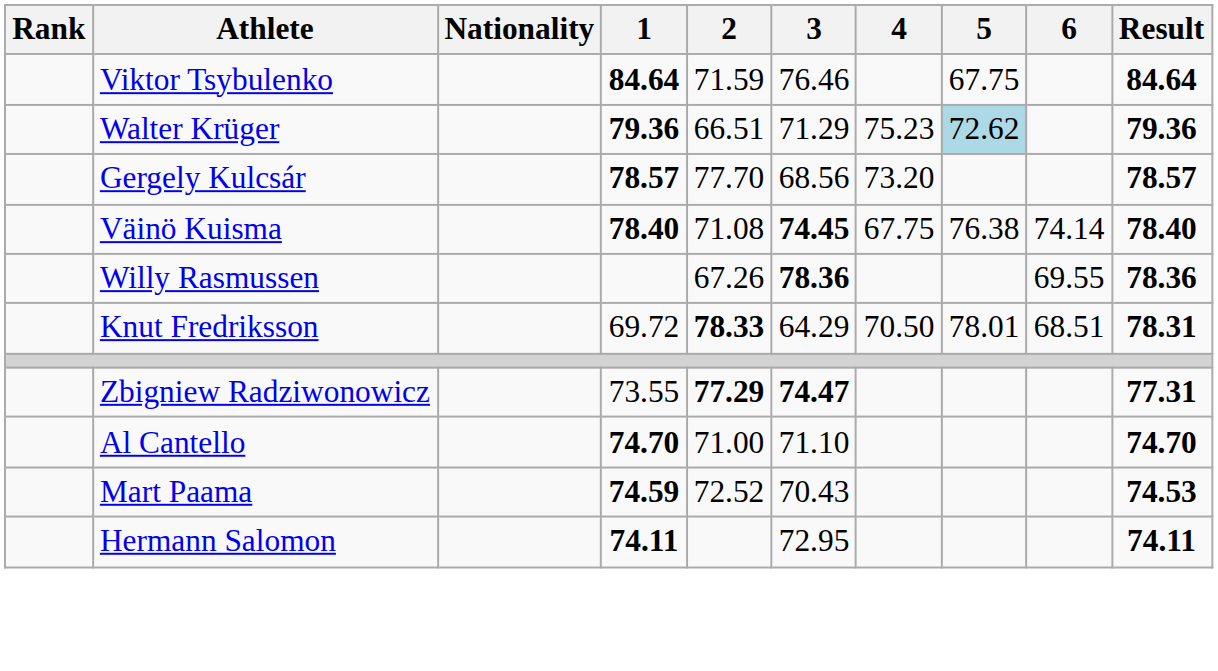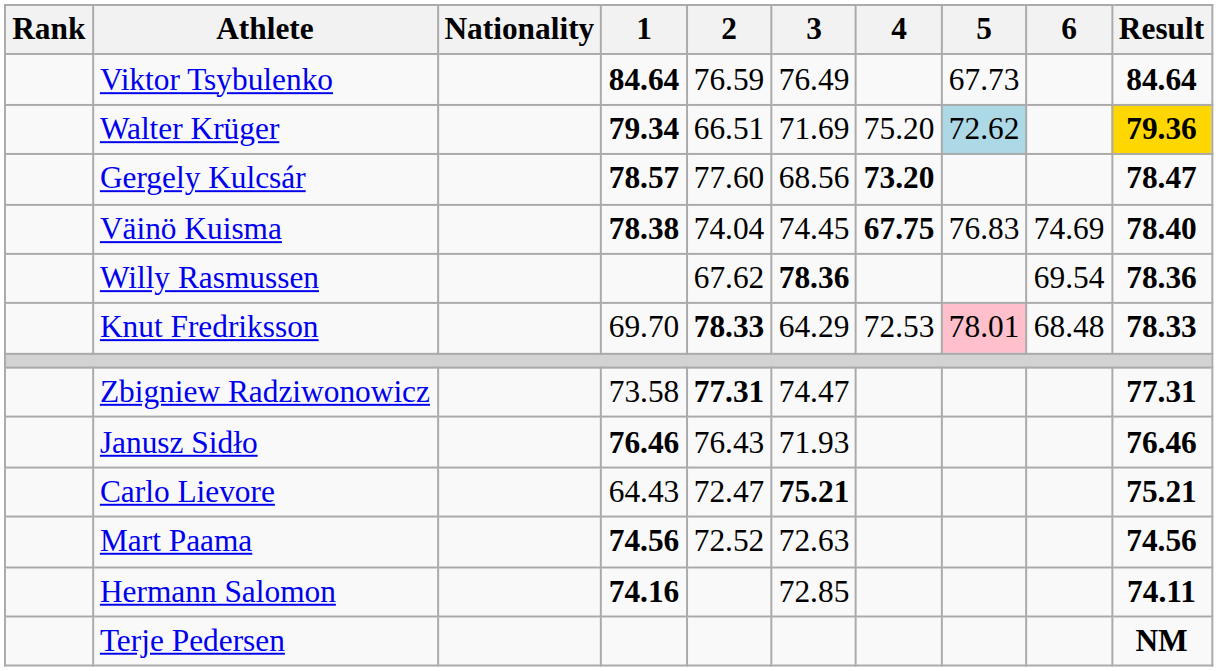(729, 79) 71.59 -> (729, 79) 76.59
(814, 79) 76.46 -> (814, 79) 76.49
(984, 79) 67.75 -> (984, 79) 67.73
(644, 128) 79.36 -> (644, 128) 79.34
(814, 128) 71.29 -> (814, 128) 71.69
(899, 128) 75.23 -> (899, 128) 75.20
(1162, 128) no background -> (1162, 128) gold background
(729, 178) 77.70 -> (729, 178) 77.60
(899, 178) normal -> (899, 178) bold
(1162, 178) 78.57 -> (1162, 178) 78.47
(644, 228) 78.40 -> (644, 228) 78.38
(729, 228) 71.08 -> (729, 228) 74.04
(814, 228) bold -> (814, 228) normal
(899, 228) normal -> (899, 228) bold
(984, 228) 76.38 -> (984, 228) 76.83
(1069, 228) 74.14 -> (1069, 228) 74.69
(729, 278) 67.26 -> (729, 278) 67.62
(1069, 278) 69.55 -> (1069, 278) 69.54
(644, 327) 69.72 -> (644, 327) 69.70
(899, 327) 70.50 -> (899, 327) 72.53
(984, 327) no background -> (984, 327) pink background
(1069, 327) 68.51 -> (1069, 327) 68.48
(1162, 327) 78.31 -> (1162, 327) 78.33
(644, 391) 73.55 -> (644, 391) 73.58
(729, 391) 77.29 -> (729, 391) 77.31
(814, 391) bold -> (814, 391) normal
+ row: (179, 441)
+ row: (187, 491)
- row: (173, 441)
(644, 491) 74.59 -> (644, 541) 74.56
(814, 491) 70.43 -> (814, 541) 72.63
(1162, 491) 74.53 -> (1162, 541) 74.56
(644, 541) 74.11 -> (644, 590) 74.16
(814, 541) 72.95 -> (814, 590) 72.85
+ row: (192, 640)
